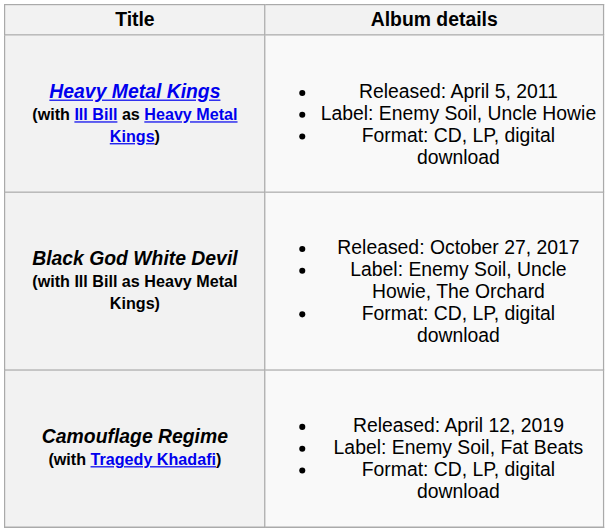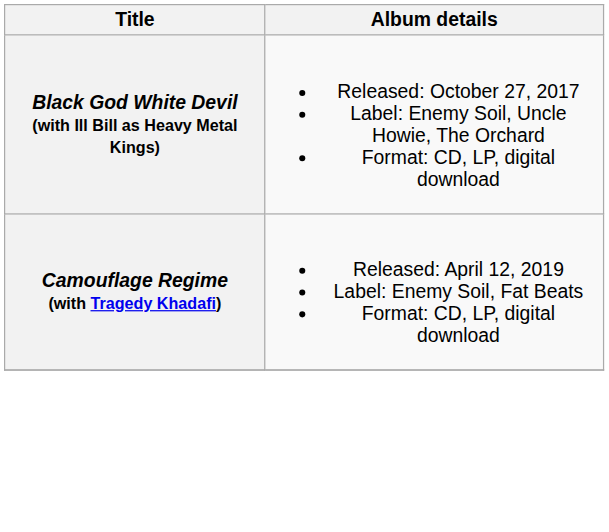- row: (135, 113)
